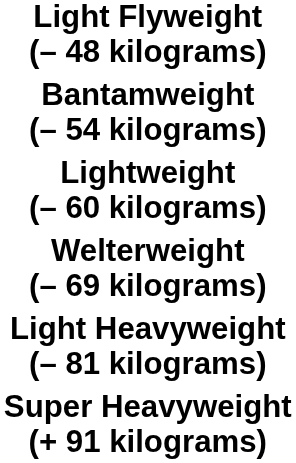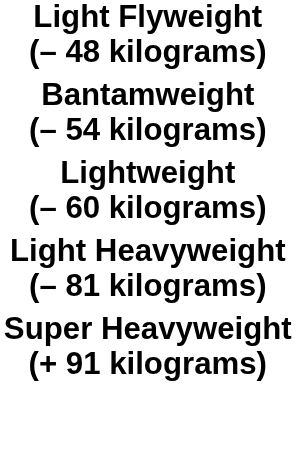- row: (148, 268)
